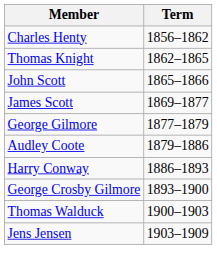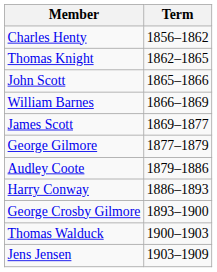+ row: (51, 102)
